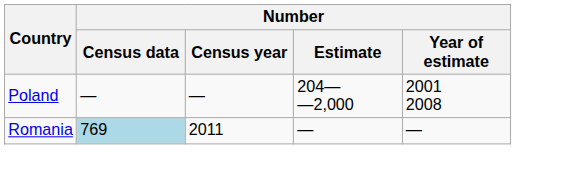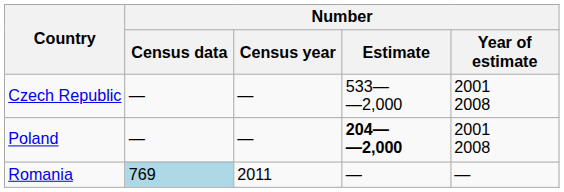+ row: (65, 95)
(326, 95) normal -> (374, 139) bold
